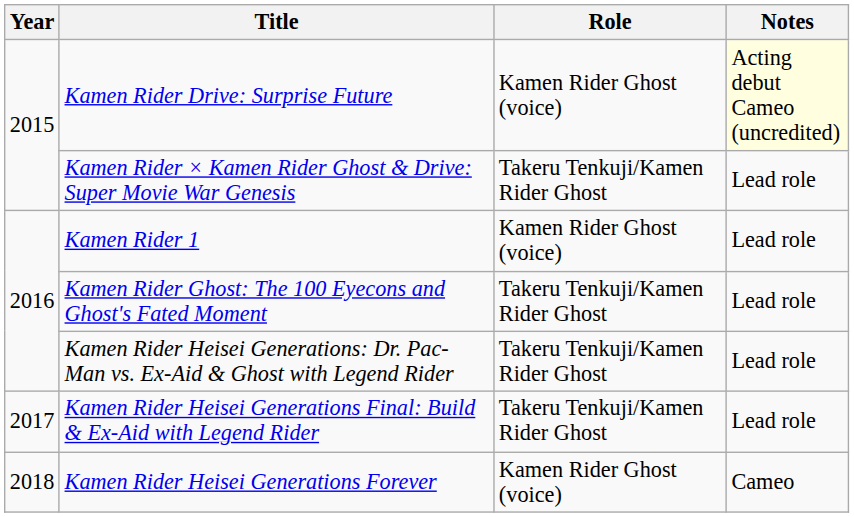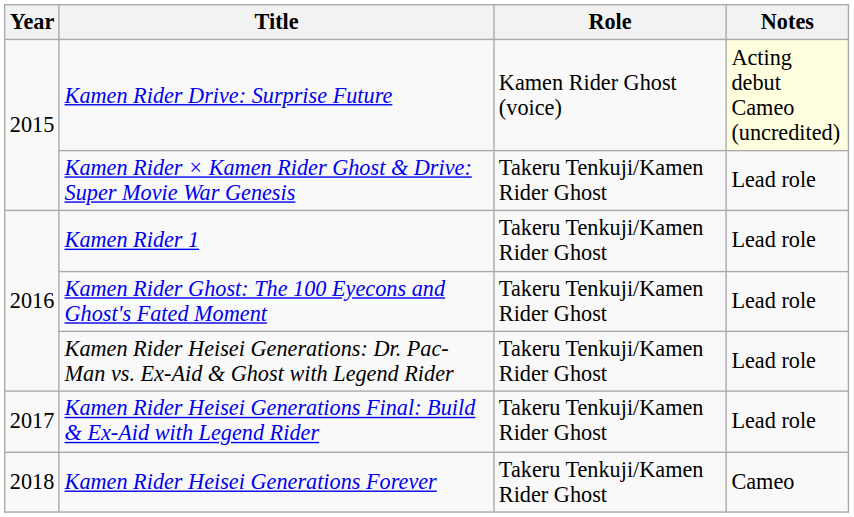(588, 240) Kamen Rider Ghost (voice) -> (601, 240) Takeru Tenkuji/Kamen Rider Ghost
(588, 481) Kamen Rider Ghost (voice) -> (601, 481) Takeru Tenkuji/Kamen Rider Ghost
